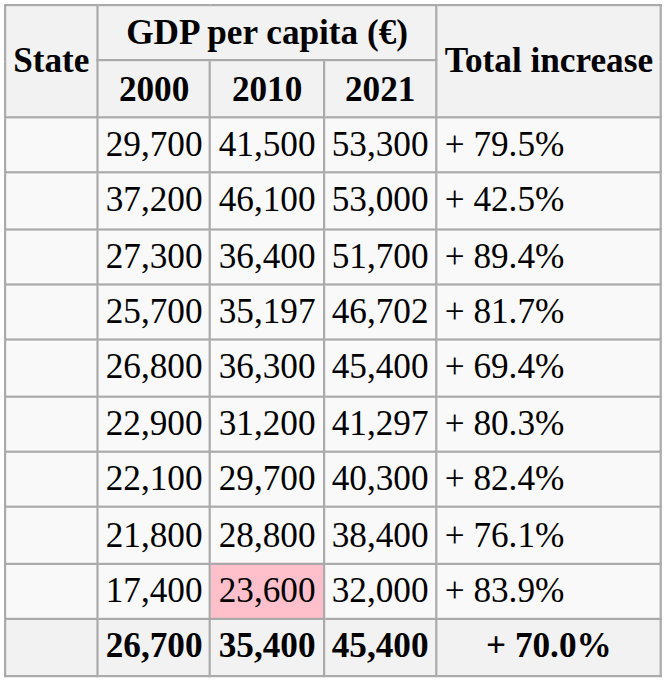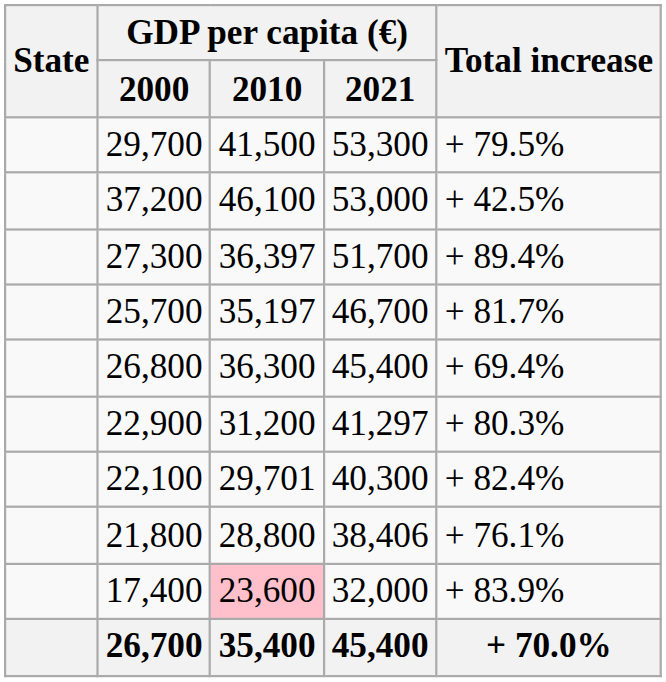(267, 255) 36,400 -> (267, 255) 36,397
(380, 311) 46,702 -> (380, 311) 46,700
(267, 479) 29,700 -> (267, 479) 29,701
(380, 534) 38,400 -> (380, 534) 38,406
